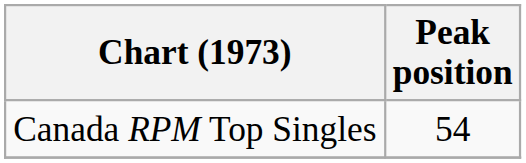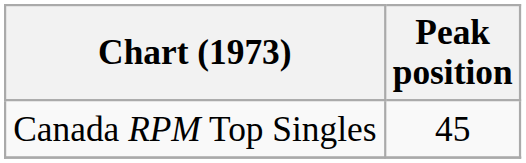(453, 128) 54 -> (453, 128) 45
